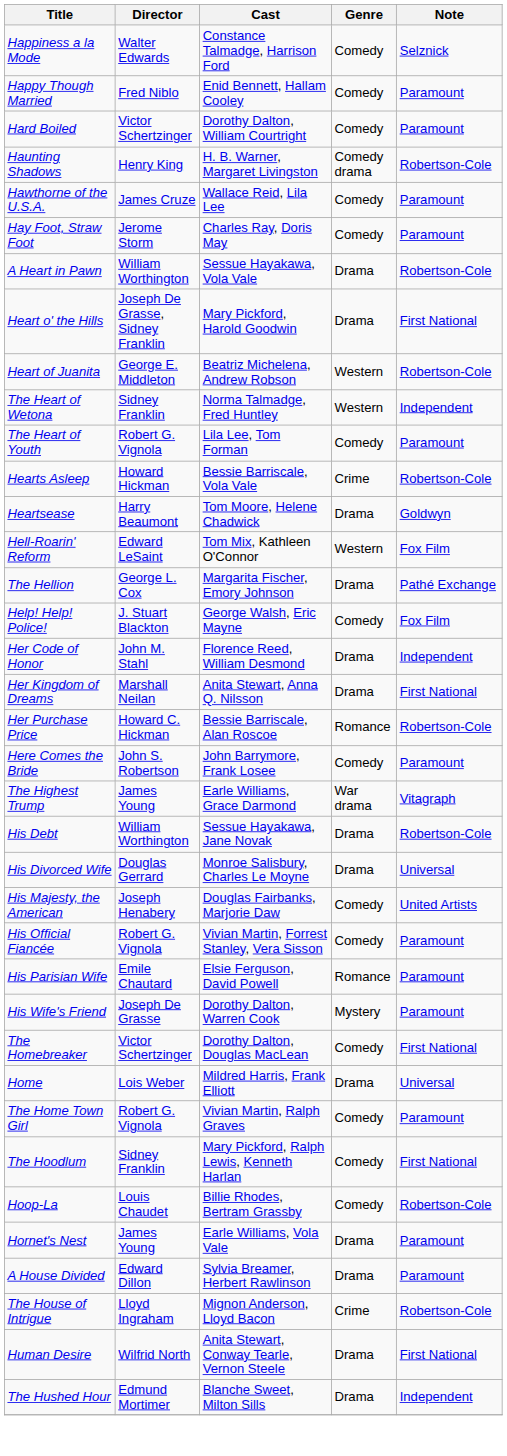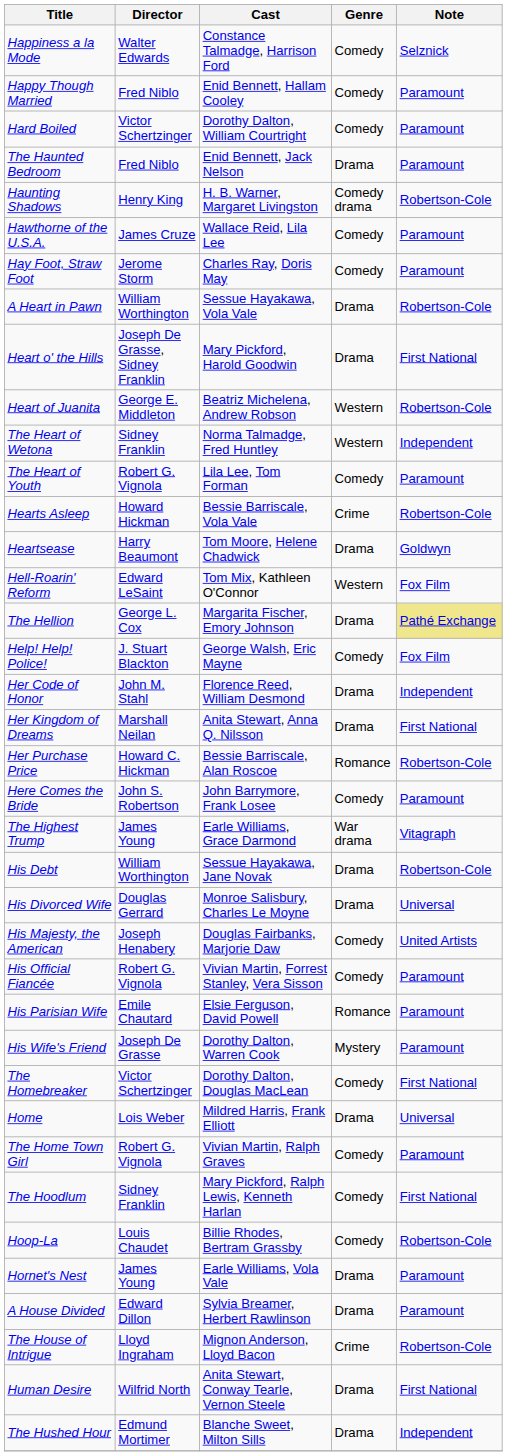+ row: (45, 164)
(448, 585) no background -> (448, 620) khaki background
